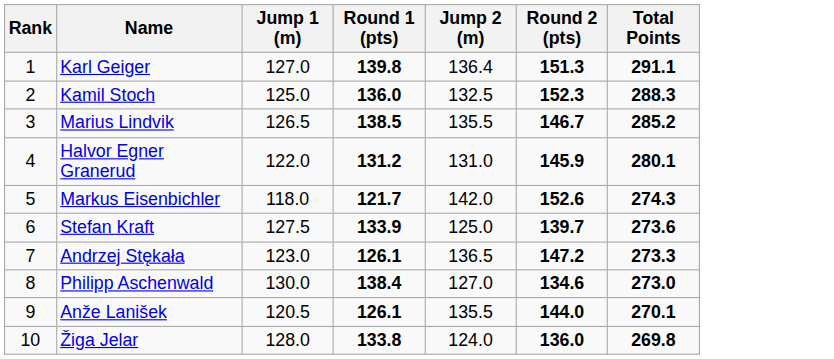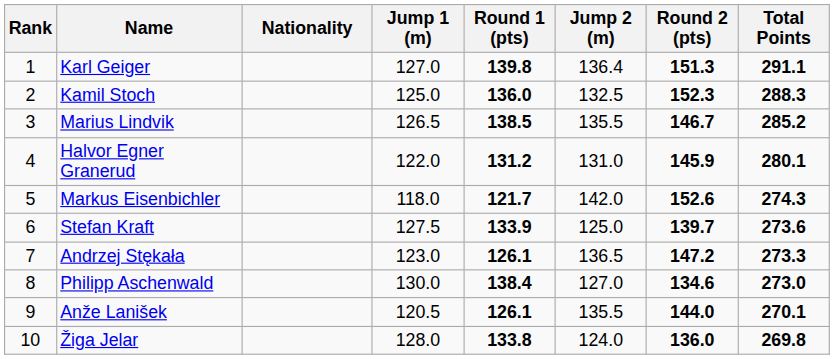+ column: (307, 28)
